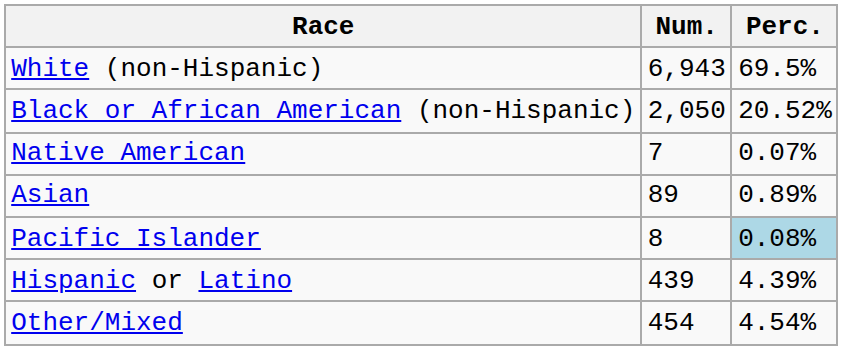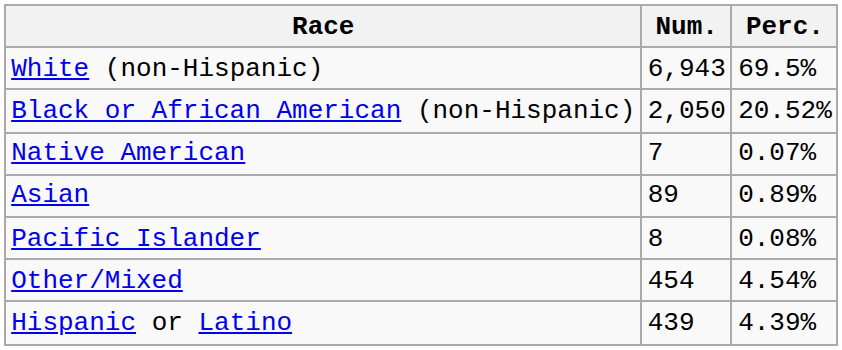(777, 238) lightblue background -> (777, 238) no background
rows swapped: (97, 323) <-> (152, 280)
